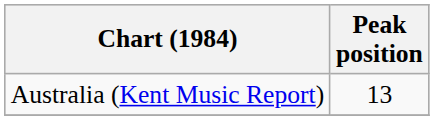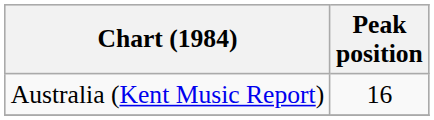(379, 94) 13 -> (379, 94) 16
